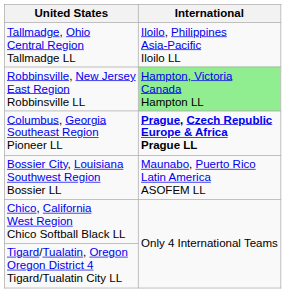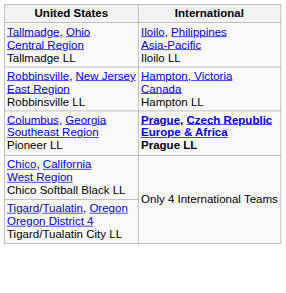(187, 89) lightgreen background -> (187, 89) no background
- row: (65, 177)
